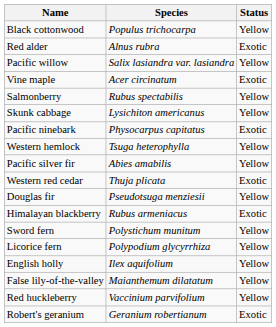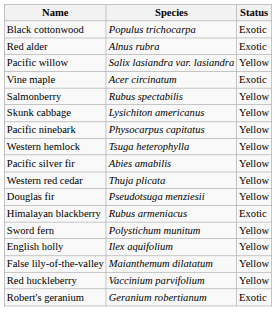(254, 29) Yellow -> (253, 29) Exotic
(253, 130) Exotic -> (254, 130) Yellow
(253, 180) Exotic -> (254, 180) Yellow
- row: (34, 247)
